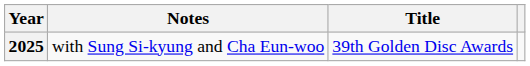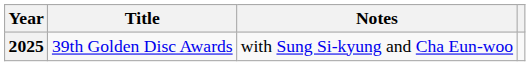columns swapped: (423, 18) <-> (188, 18)
